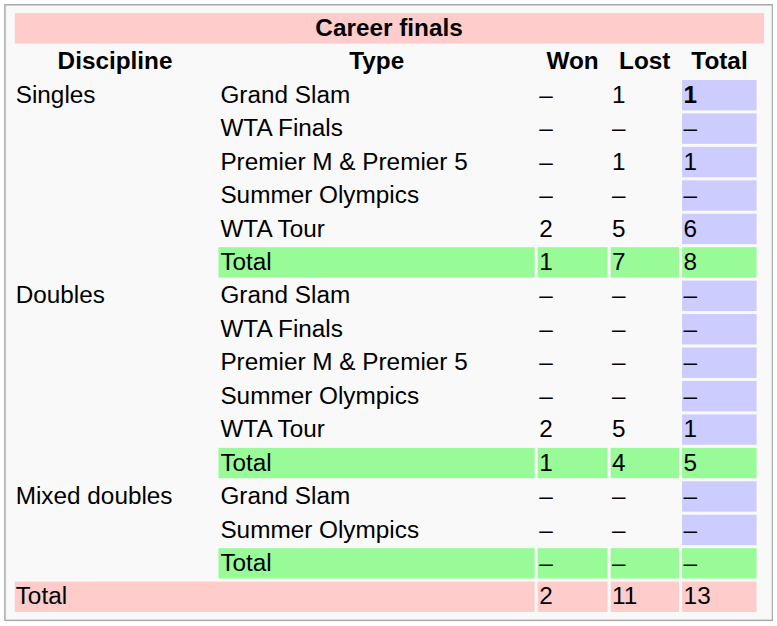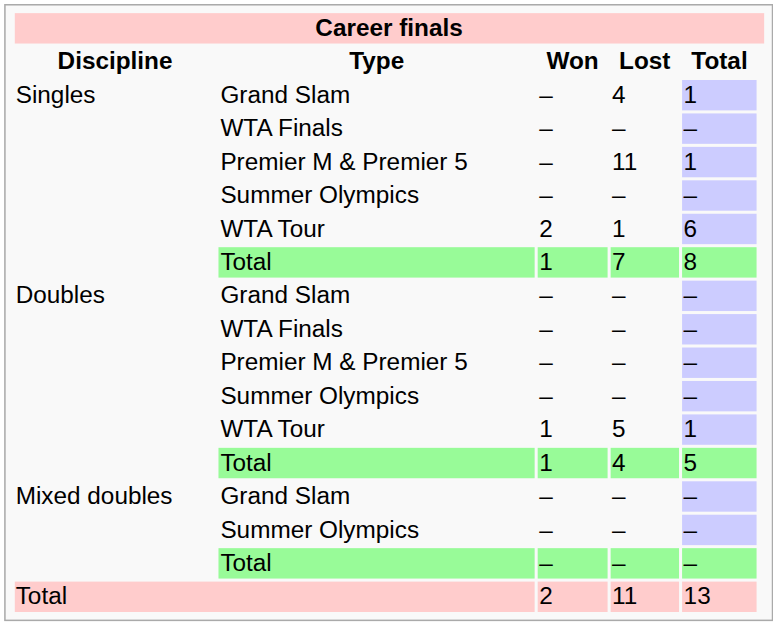(619, 95) 1 -> (619, 95) 4
(690, 95) bold -> (690, 95) normal
(619, 162) 1 -> (625, 162) 11
(619, 228) 5 -> (619, 228) 1
(546, 429) 2 -> (546, 429) 1
